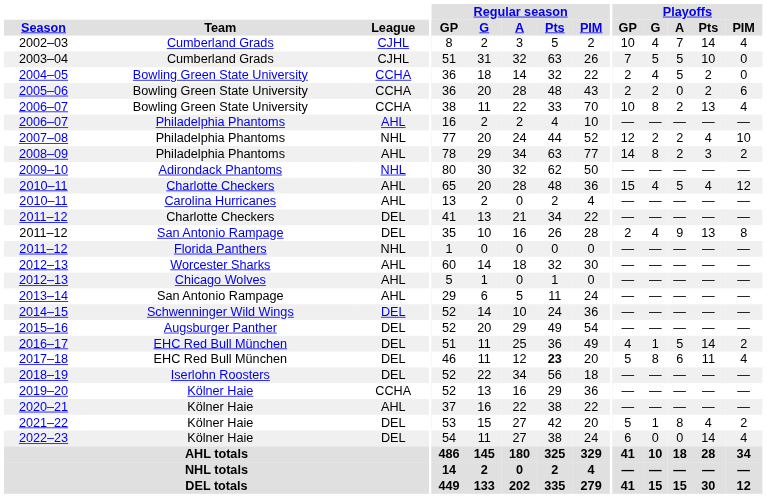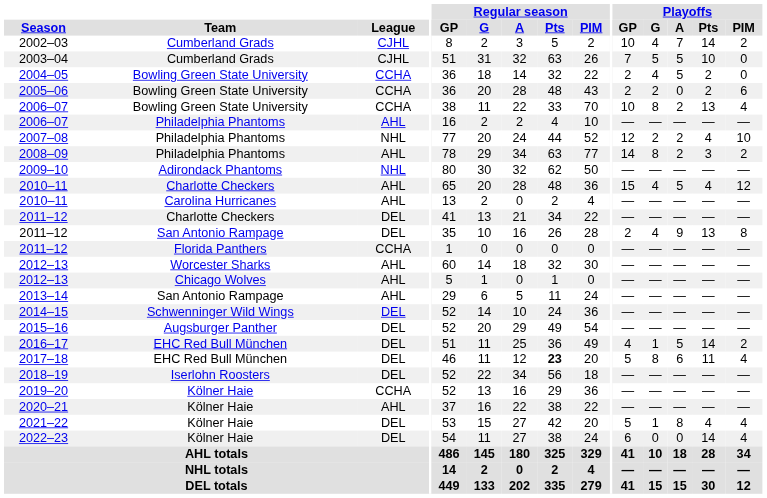(744, 43) 4 -> (744, 43) 2
(393, 249) NHL -> (393, 249) CCHA
(744, 422) 2 -> (744, 422) 4
